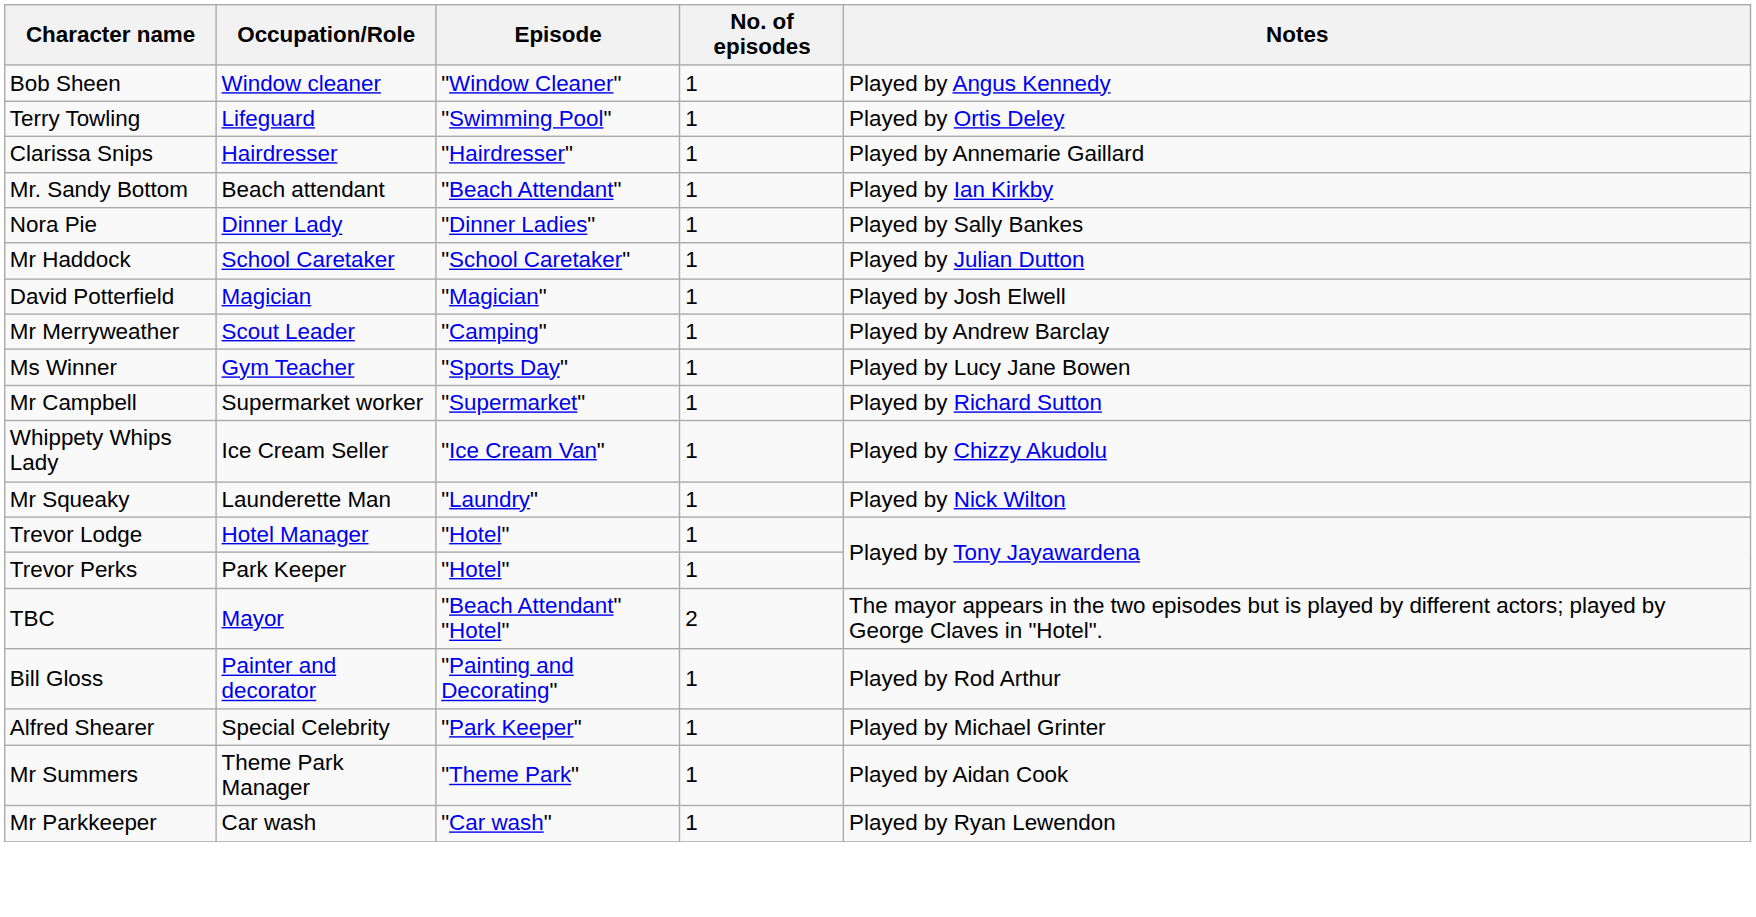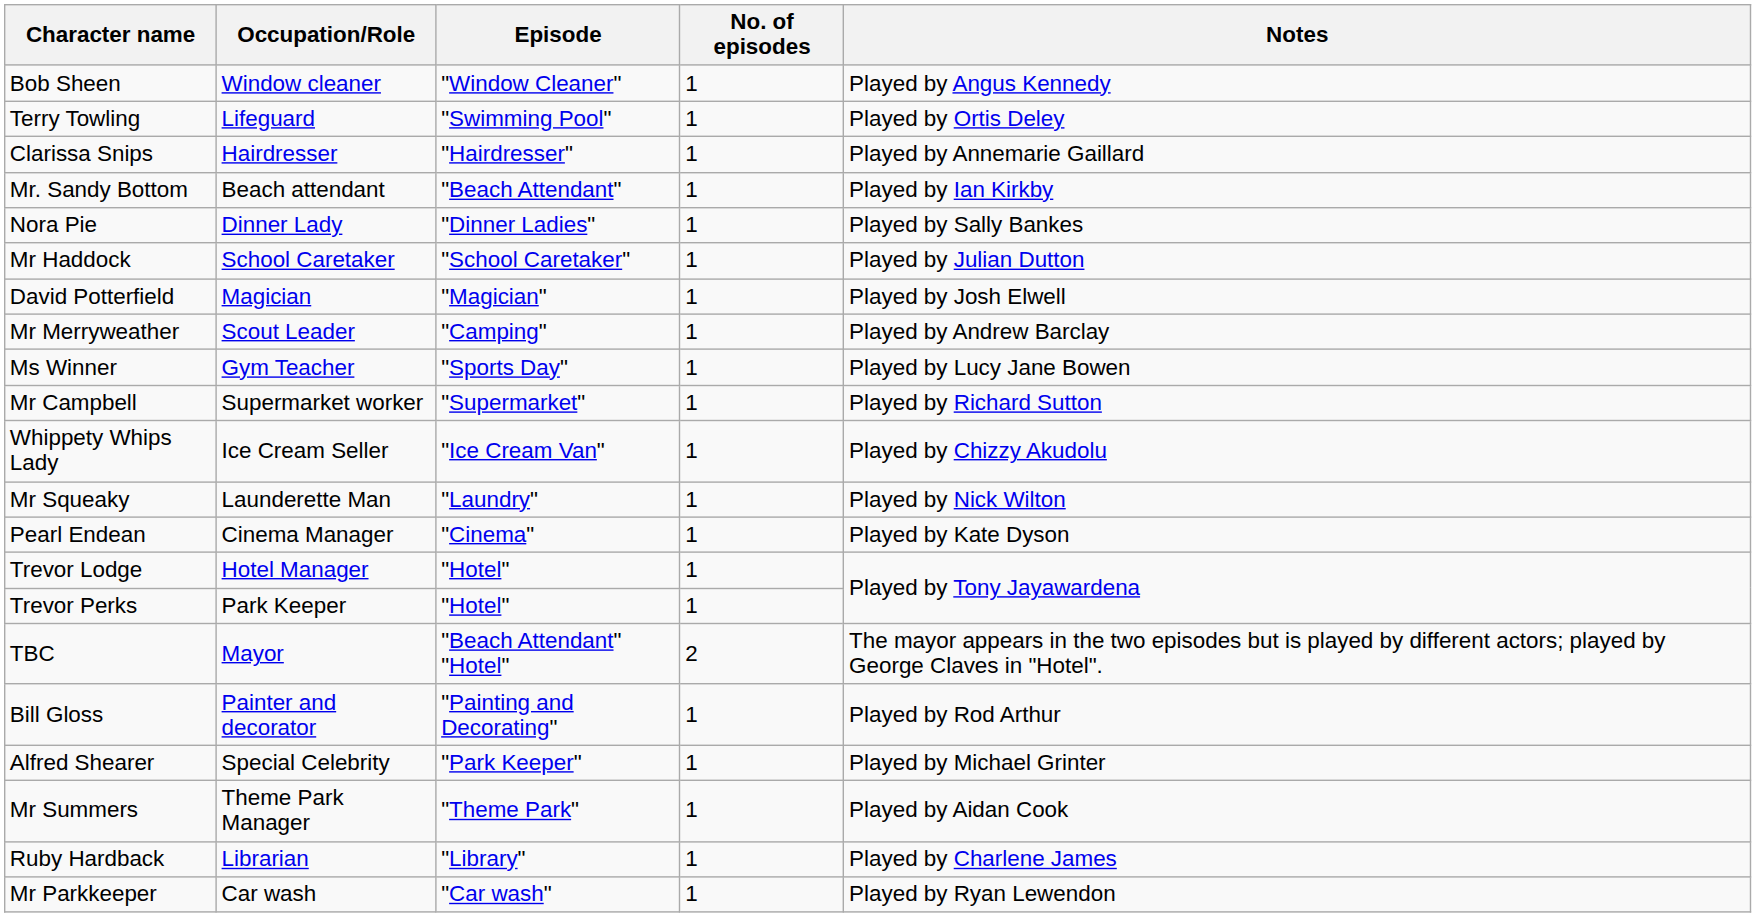+ row: (78, 534)
+ row: (87, 858)
